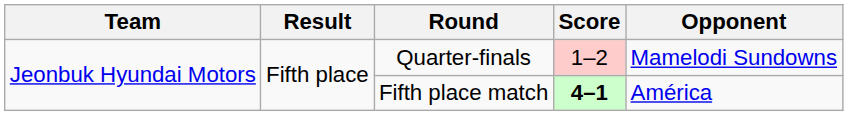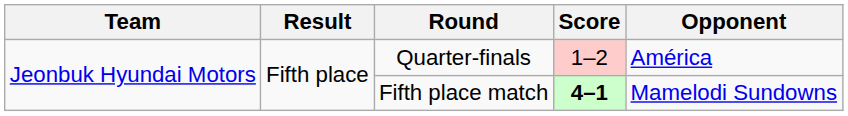(734, 57) Mamelodi Sundowns -> (671, 57) América
(671, 92) América -> (734, 92) Mamelodi Sundowns
